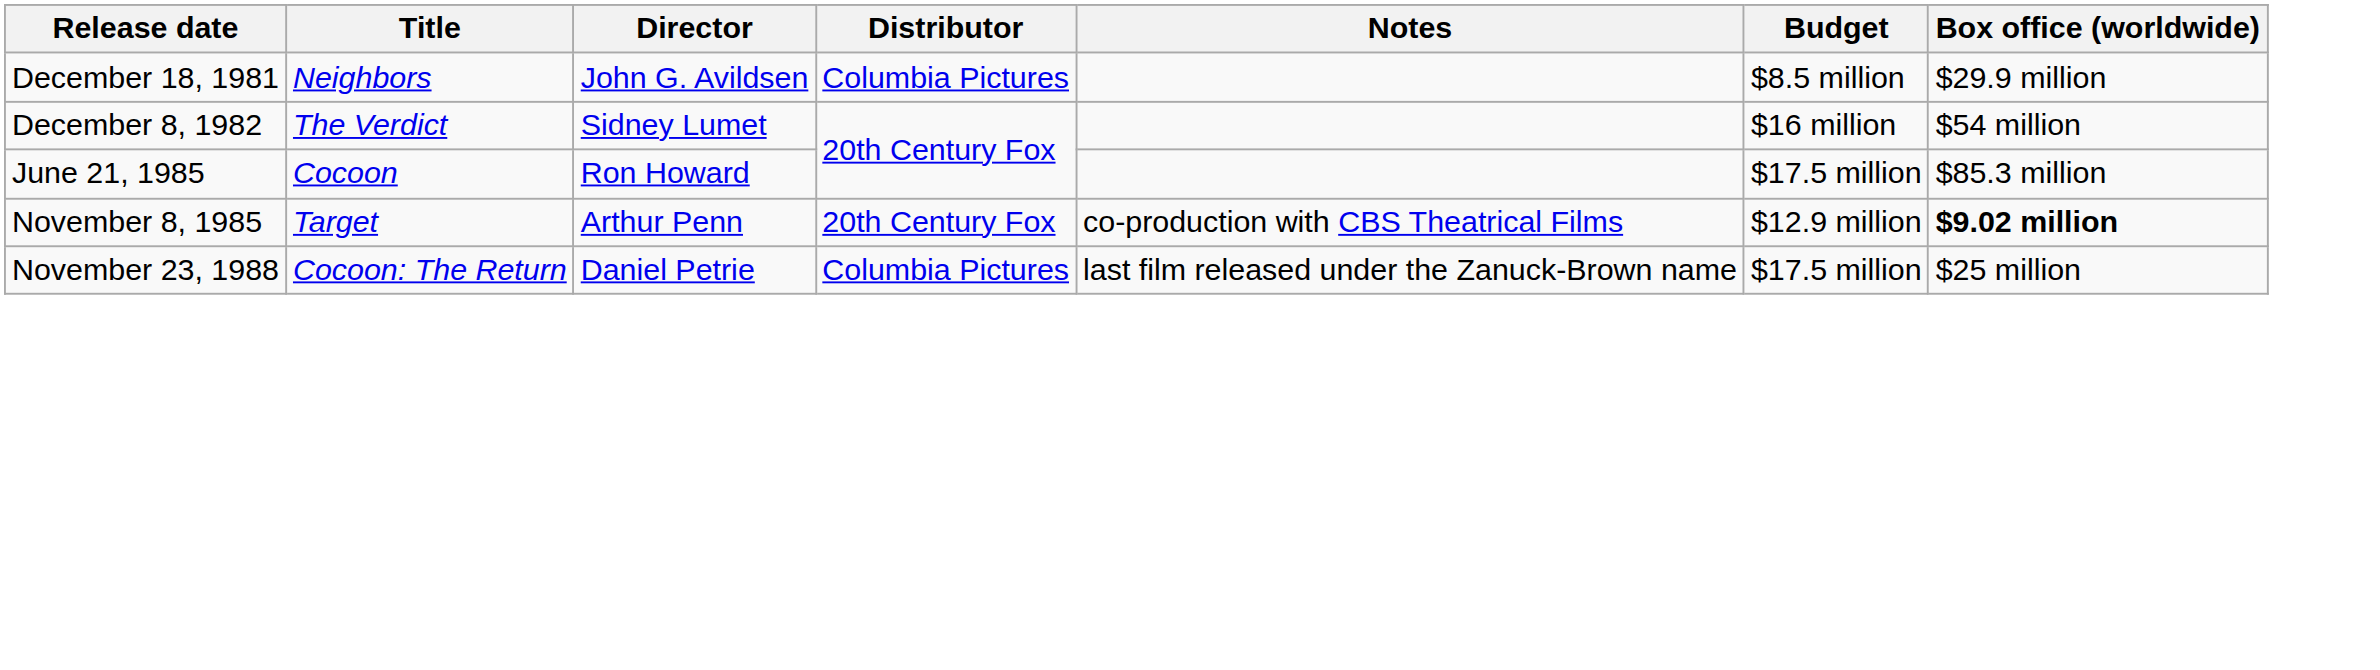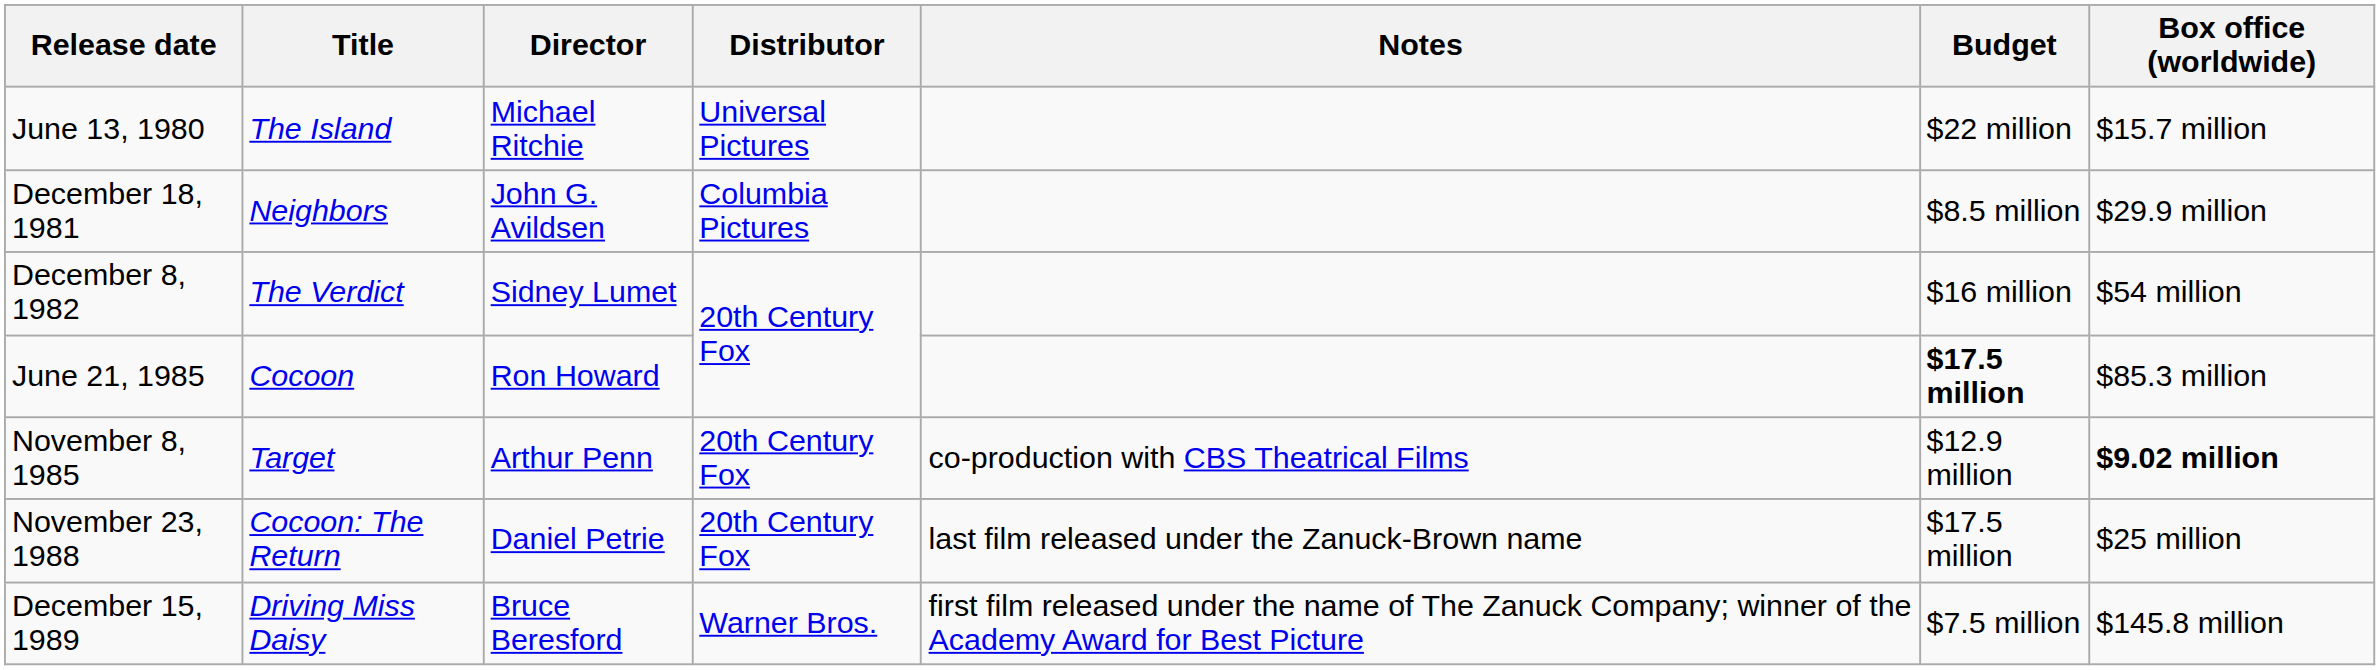+ row: (108, 128)
(1836, 173) normal -> (1976, 375) bold
(946, 269) Columbia Pictures -> (786, 540) 20th Century Fox
+ row: (107, 622)
